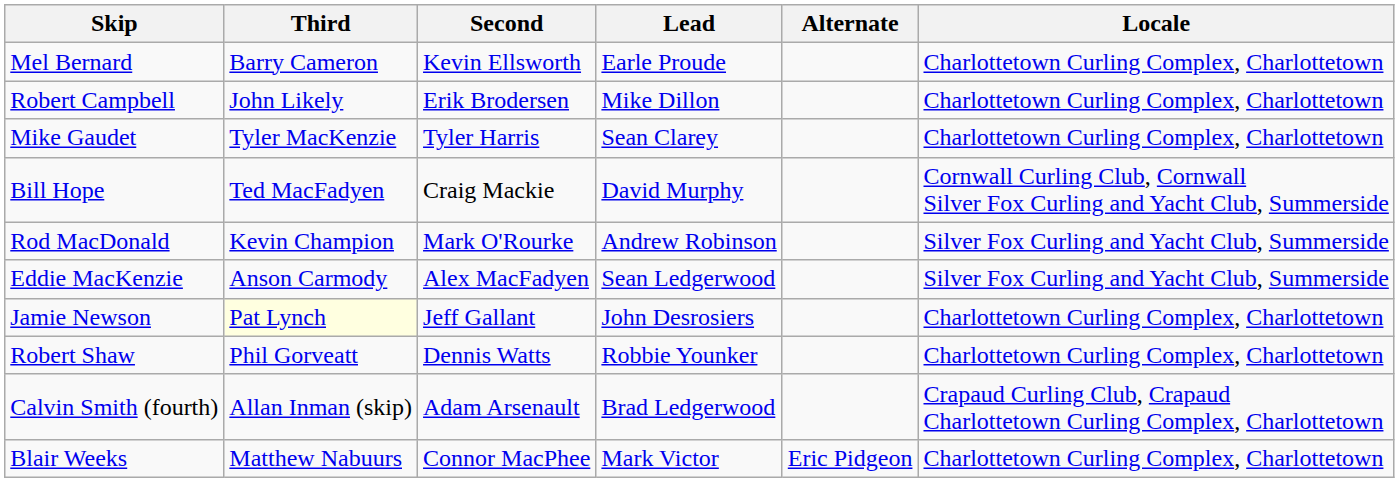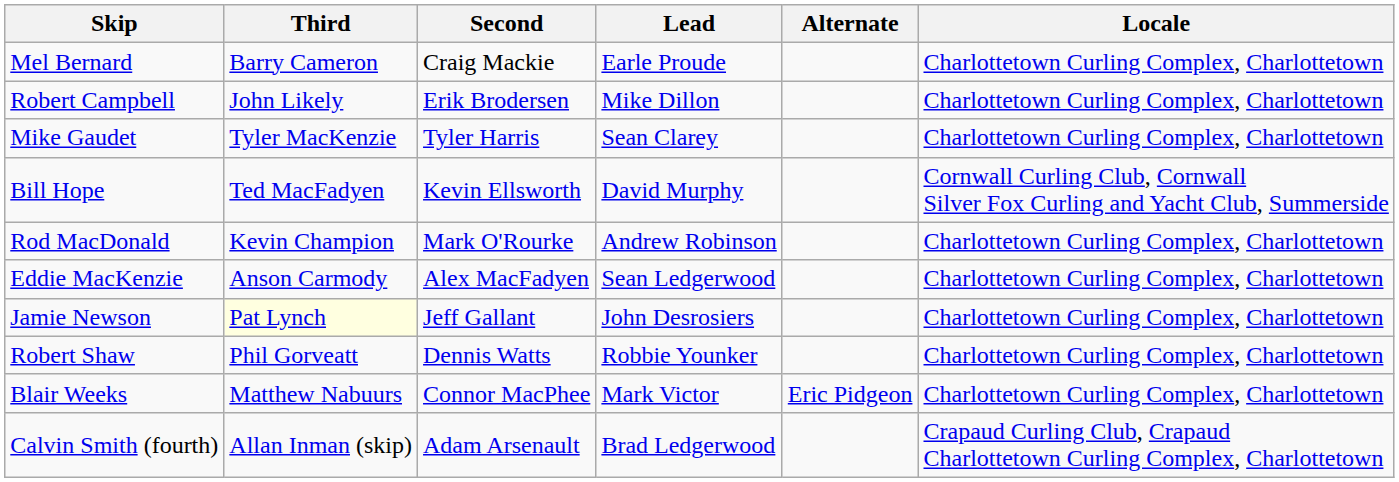(502, 61) Kevin Ellsworth -> (489, 61) Craig Mackie
(489, 189) Craig Mackie -> (502, 189) Kevin Ellsworth
(1156, 240) Silver Fox Curling and Yacht Club, Summerside -> (1153, 240) Charlottetown Curling Complex, Charlottetown
(1156, 278) Silver Fox Curling and Yacht Club, Summerside -> (1153, 278) Charlottetown Curling Complex, Charlottetown
rows swapped: (114, 406) <-> (69, 458)
